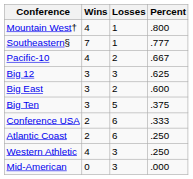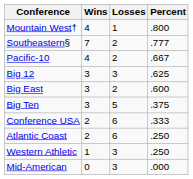(115, 43) 1 -> (115, 43) 2
(87, 151) 4 -> (87, 151) 1
